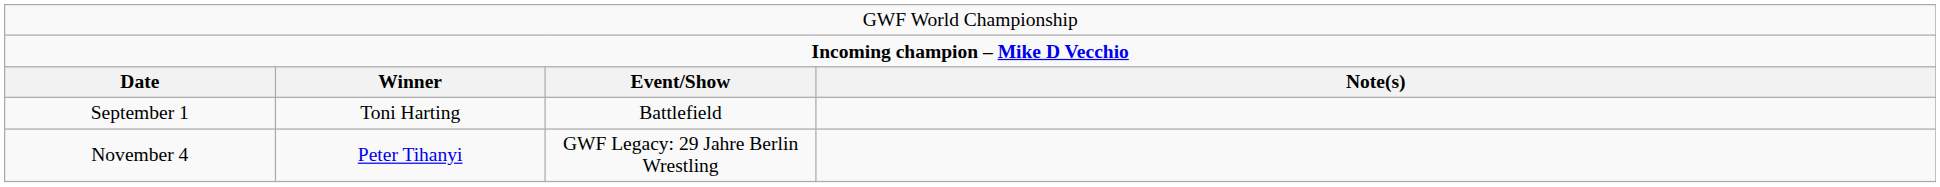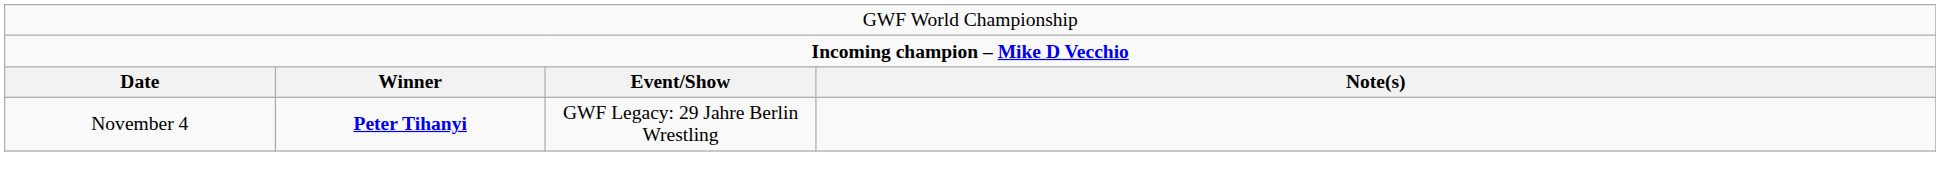- row: (140, 112)
(410, 154) normal -> (410, 123) bold
